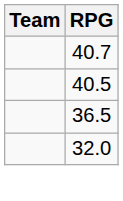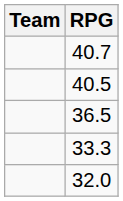+ row: (92, 148)
